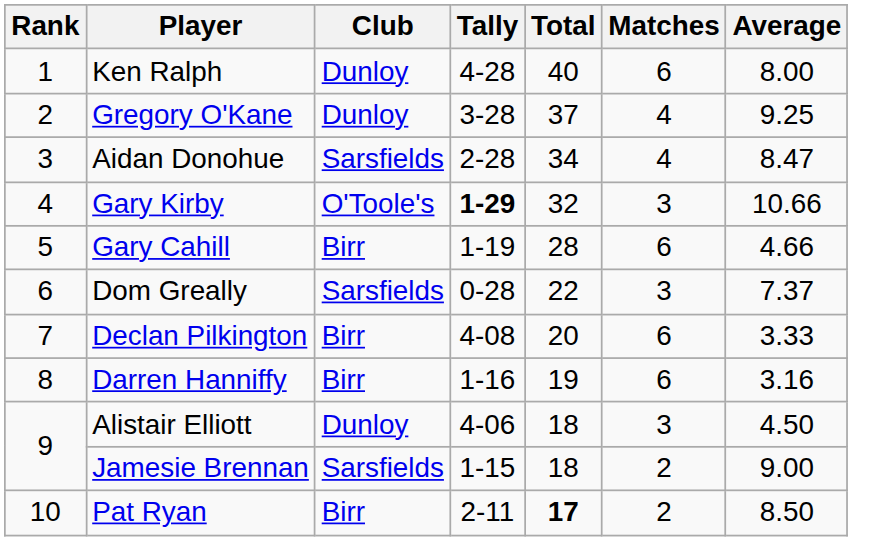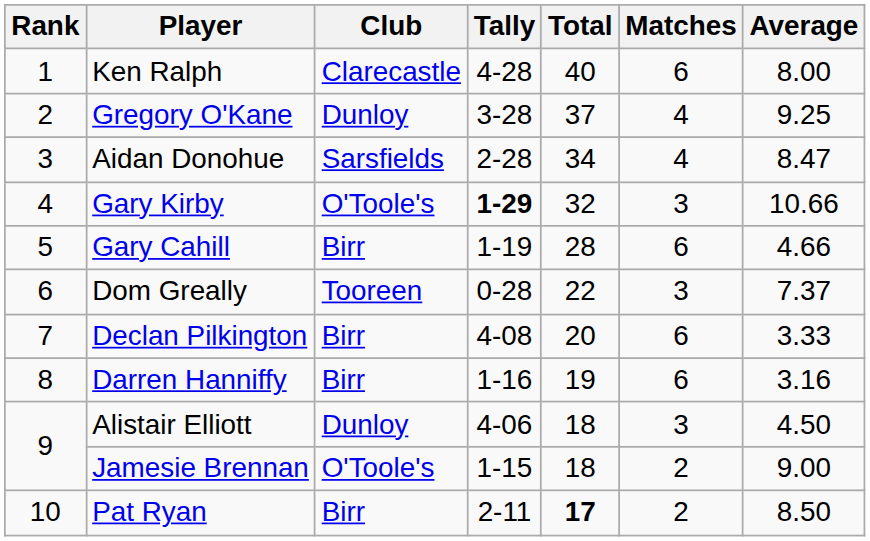(365, 70) Dunloy -> (391, 70) Clarecastle
(383, 291) Sarsfields -> (372, 291) Tooreen
(383, 468) Sarsfields -> (378, 468) O'Toole's
